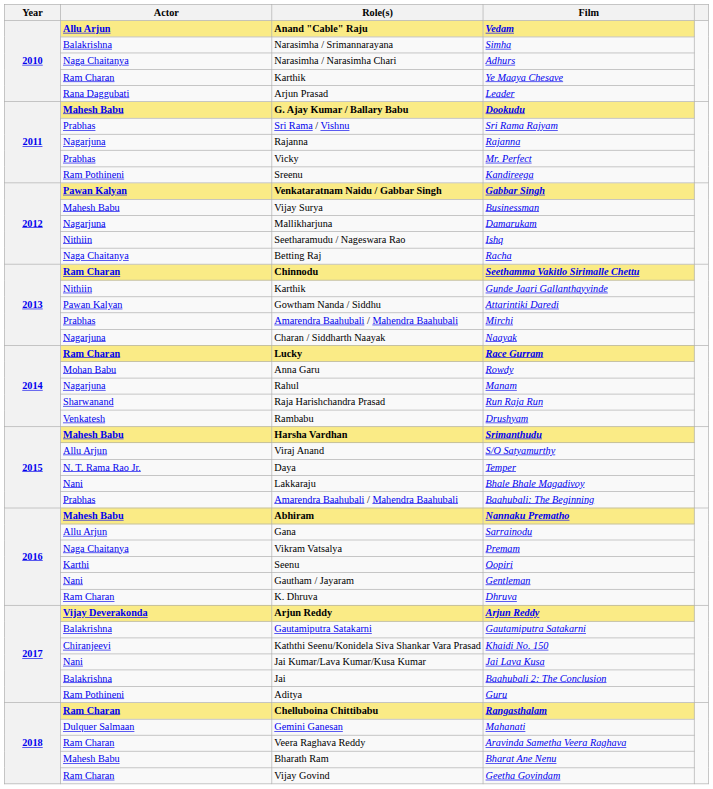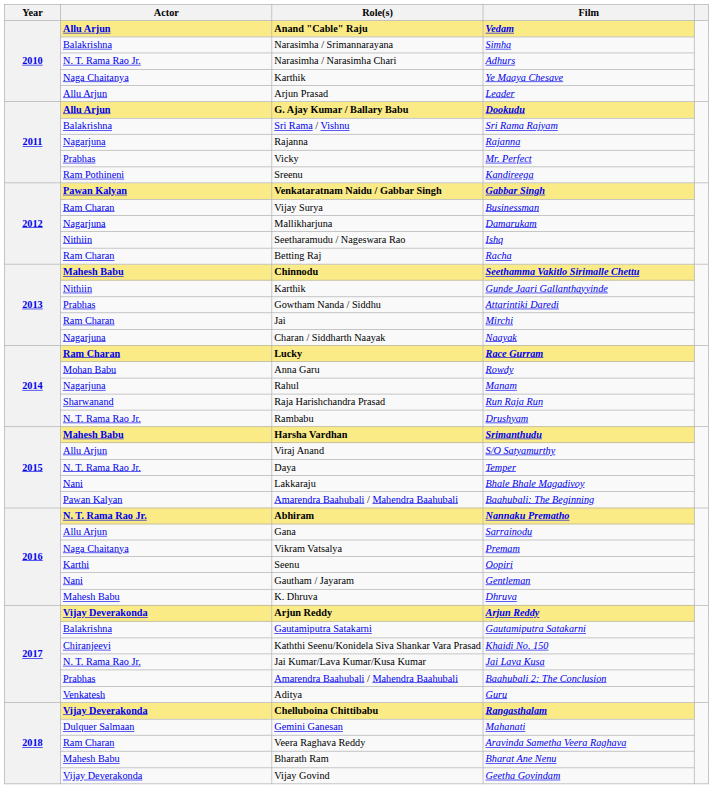(96, 61) Naga Chaitanya -> (102, 61) N. T. Rama Rao Jr.
(89, 77) Ram Charan -> (96, 77) Naga Chaitanya
(96, 93) Rana Daggubati -> (85, 93) Allu Arjun
(93, 110) Mahesh Babu -> (87, 110) Allu Arjun
(79, 126) Prabhas -> (87, 126) Balakrishna
(91, 207) Mahesh Babu -> (89, 207) Ram Charan
(96, 256) Naga Chaitanya -> (89, 256) Ram Charan
(92, 272) Ram Charan -> (93, 272) Mahesh Babu
(93, 304) Pawan Kalyan -> (79, 304) Prabhas
(79, 321) Prabhas -> (89, 321) Ram Charan
(366, 321) Amarendra Baahubali / Mahendra Baahubali -> (280, 321) Jai
(84, 418) Venkatesh -> (102, 418) N. T. Rama Rao Jr.
(79, 499) Prabhas -> (93, 499) Pawan Kalyan
(93, 516) Mahesh Babu -> (105, 516) N. T. Rama Rao Jr.
(89, 597) Ram Charan -> (91, 597) Mahesh Babu
(73, 662) Nani -> (102, 662) N. T. Rama Rao Jr.
(87, 678) Balakrishna -> (79, 678) Prabhas
(280, 678) Jai -> (366, 678) Amarendra Baahubali / Mahendra Baahubali
(94, 694) Ram Pothineni -> (84, 694) Venkatesh
(92, 710) Ram Charan -> (105, 710) Vijay Deverakonda
(89, 775) Ram Charan -> (103, 775) Vijay Deverakonda
